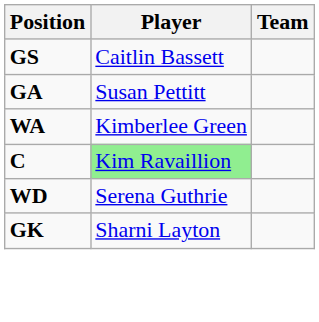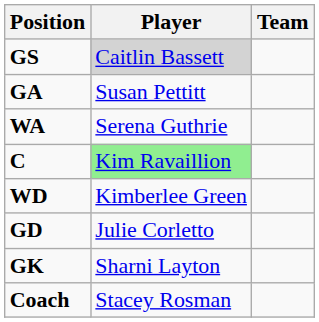(160, 56) no background -> (160, 56) lightgrey background
(171, 126) Kimberlee Green -> (161, 126) Serena Guthrie
(161, 195) Serena Guthrie -> (171, 195) Kimberlee Green
+ row: (26, 230)
+ row: (40, 299)
